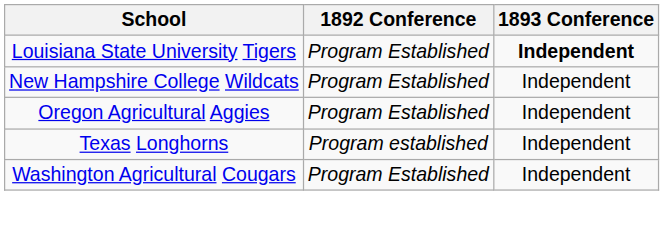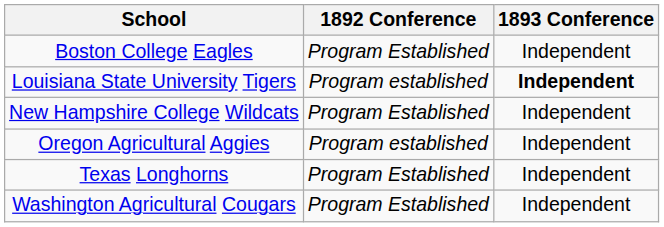+ row: (154, 50)
(398, 50) Program Established -> (398, 81) Program established
(398, 112) Program Established -> (398, 143) Program established
(398, 143) Program established -> (398, 174) Program Established
